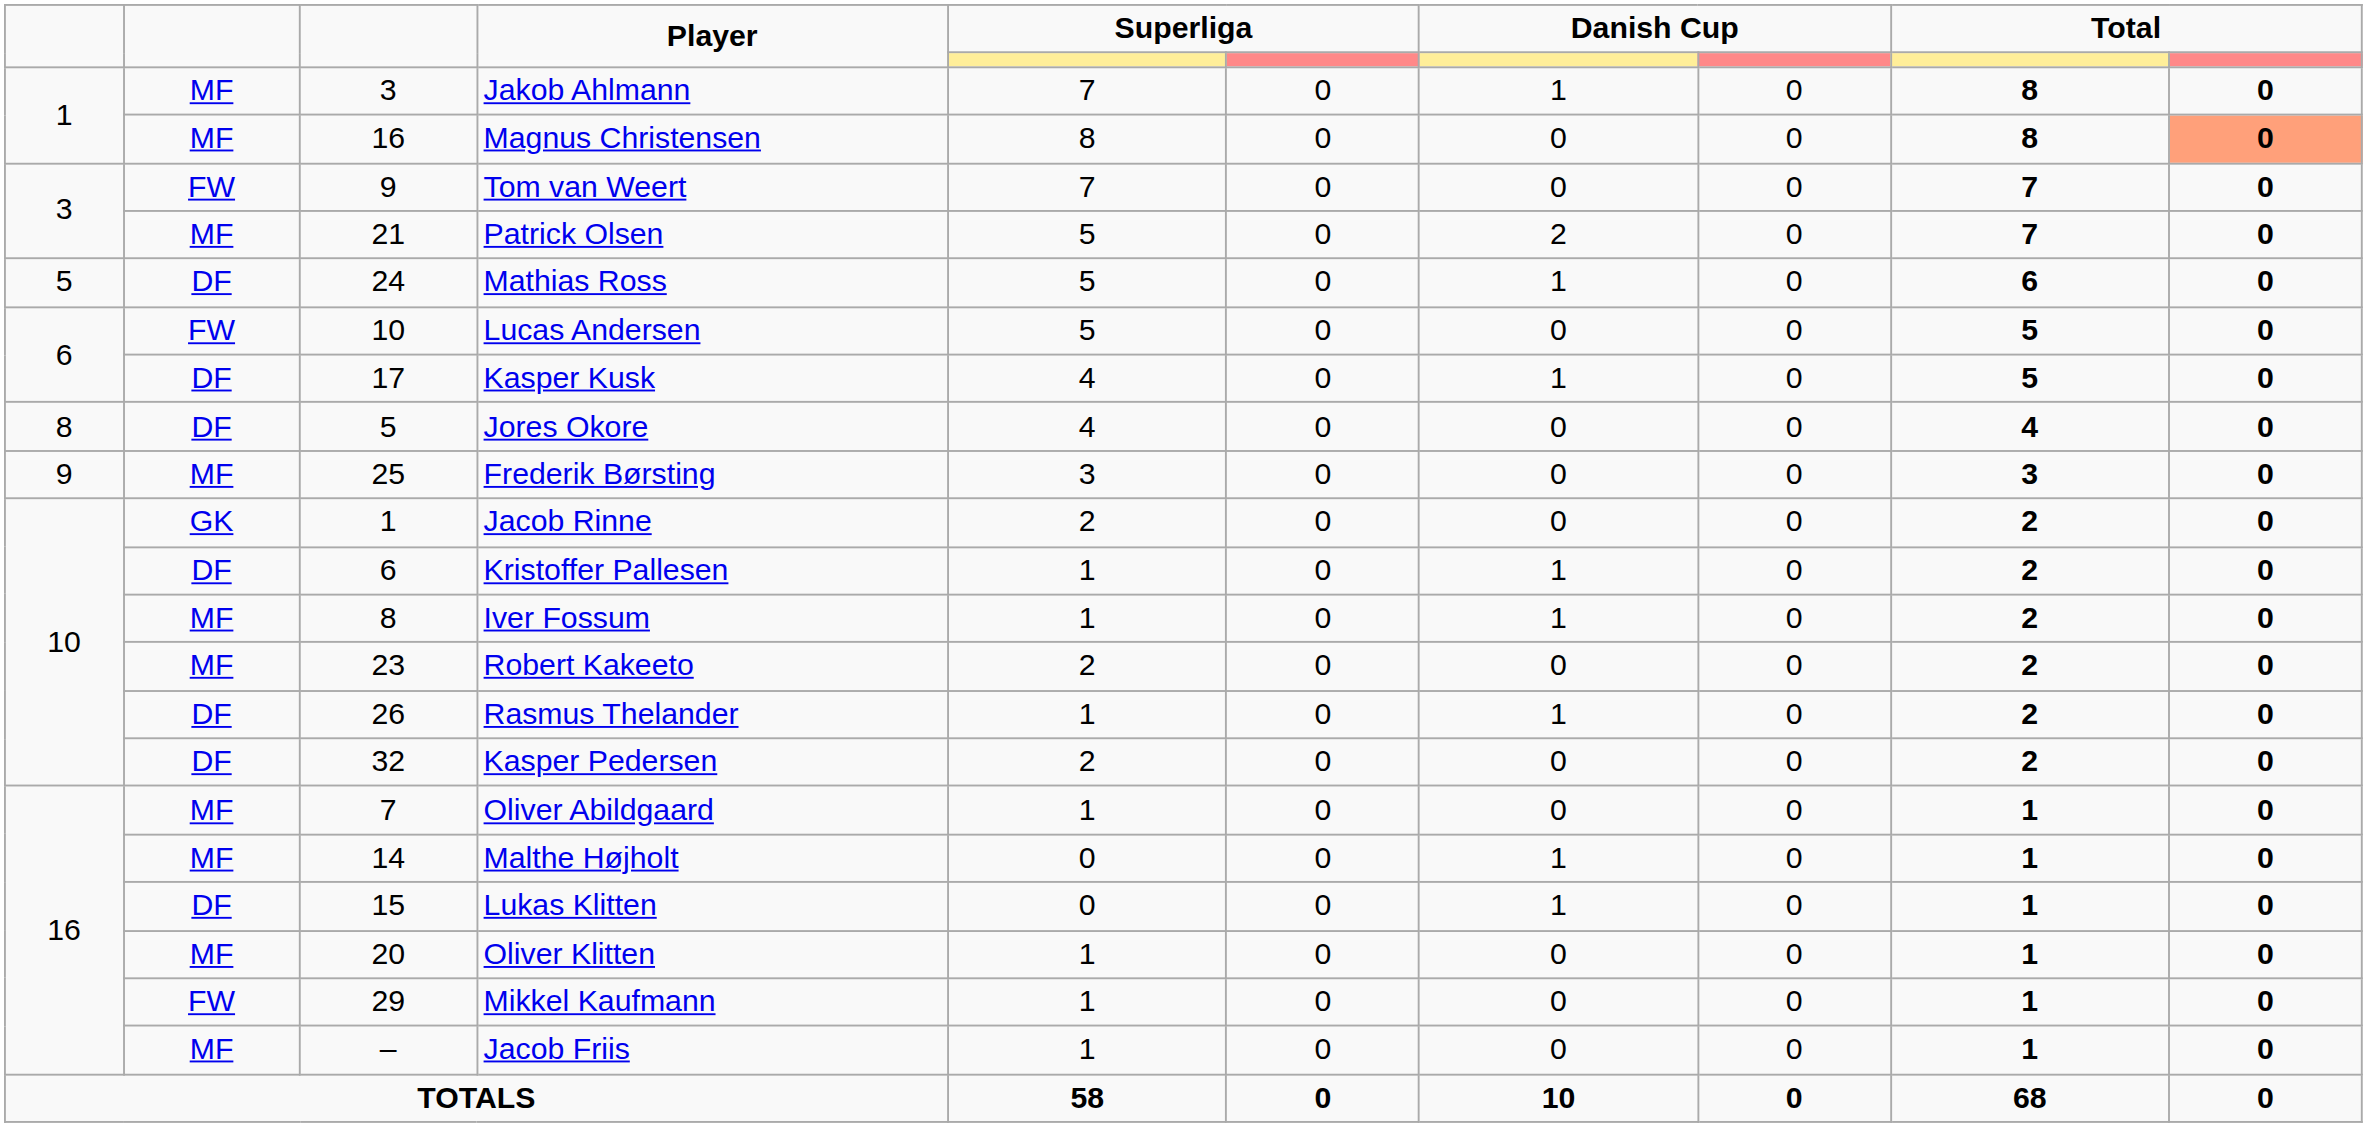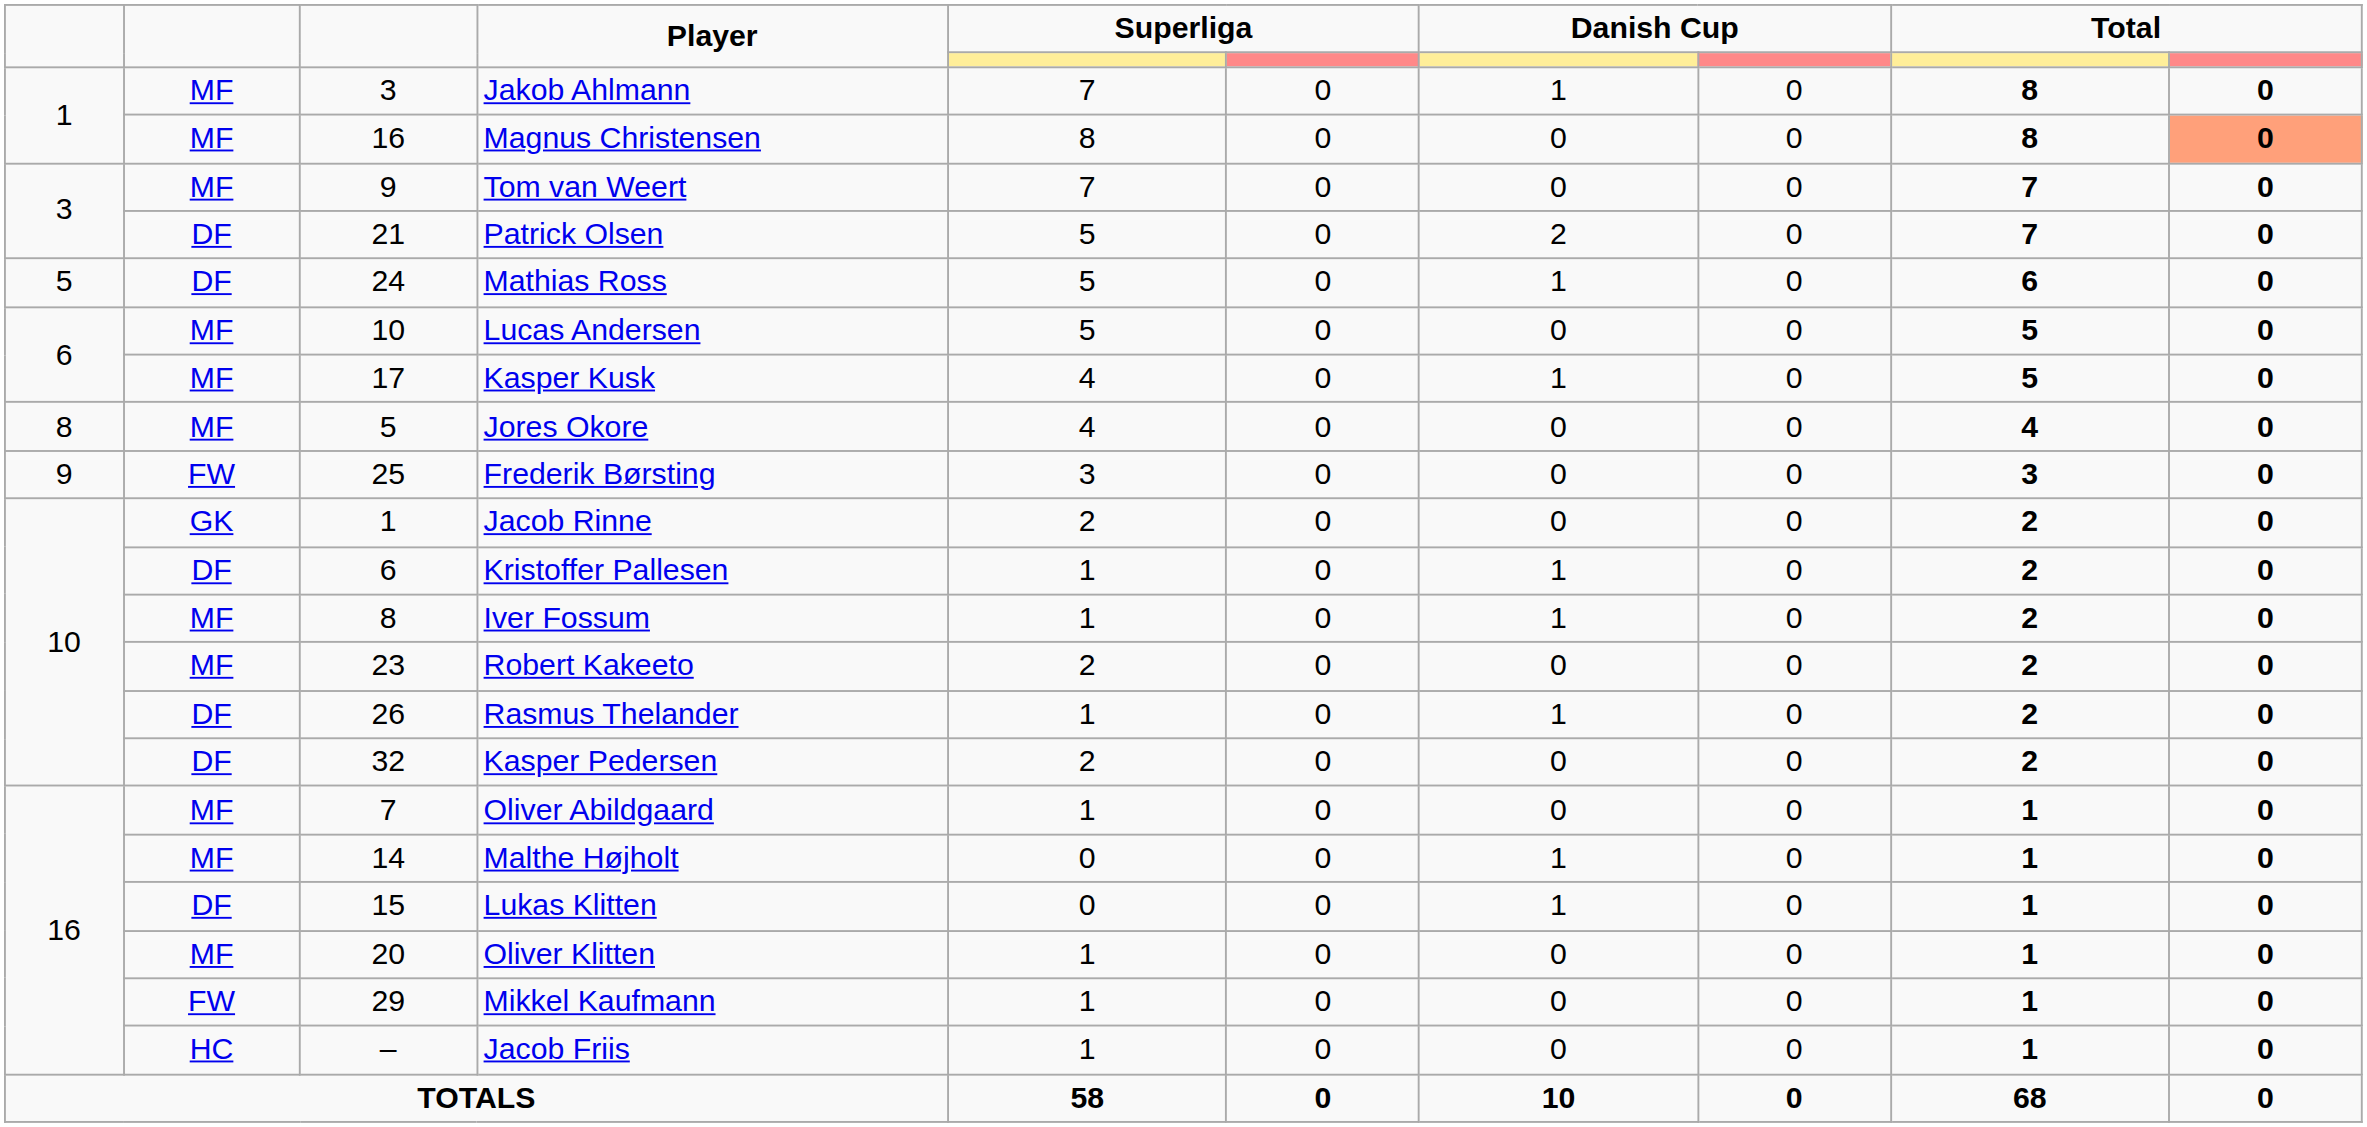(212, 186) FW -> (212, 186) MF
(212, 234) MF -> (212, 234) DF
(212, 330) FW -> (212, 330) MF
(212, 378) DF -> (212, 378) MF
(212, 426) DF -> (212, 426) MF
(212, 474) MF -> (212, 474) FW
(212, 1049) MF -> (212, 1049) HC
